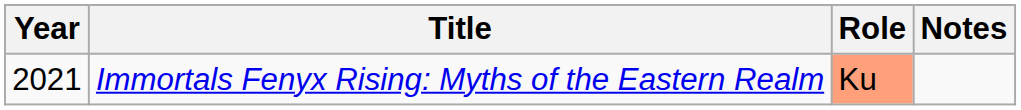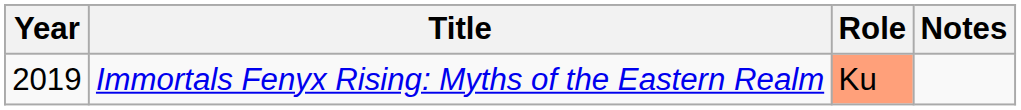(47, 78) 2021 -> (47, 78) 2019
